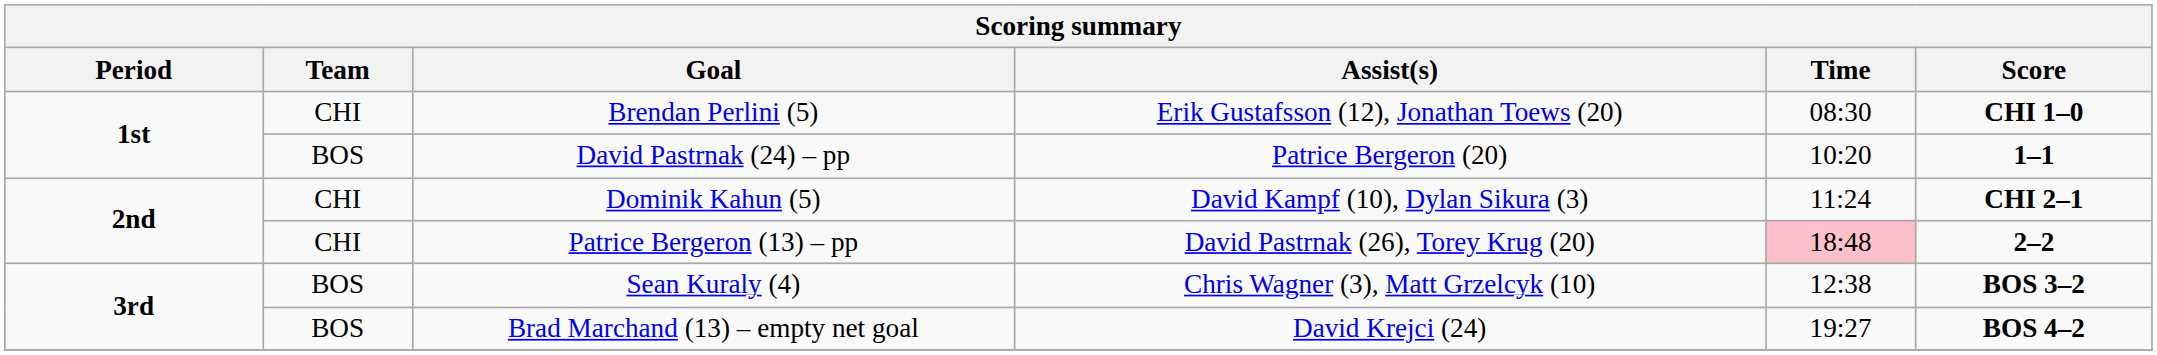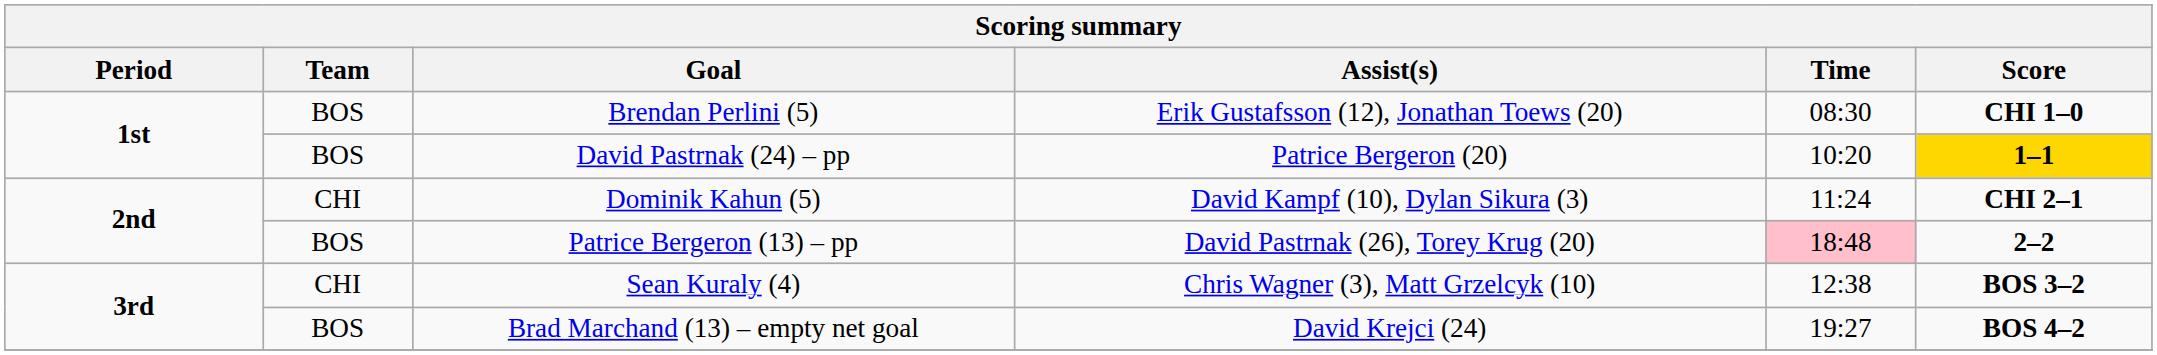(338, 112) CHI -> (338, 112) BOS
(2034, 155) no background -> (2034, 155) gold background
(338, 241) CHI -> (338, 241) BOS
(338, 284) BOS -> (338, 284) CHI
